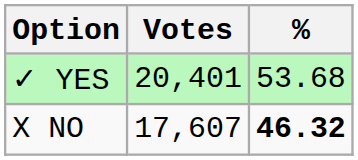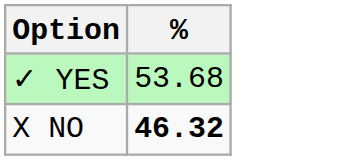- column: (188, 30)
